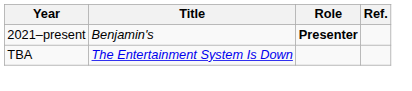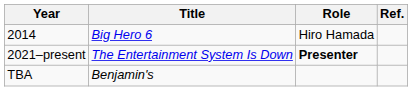+ row: (22, 34)
(123, 34) Benjamin's -> (192, 55) The Entertainment System Is Down
(192, 55) The Entertainment System Is Down -> (123, 75) Benjamin's
